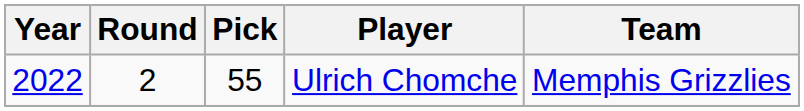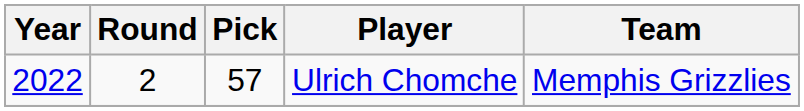(245, 79) 55 -> (245, 79) 57
